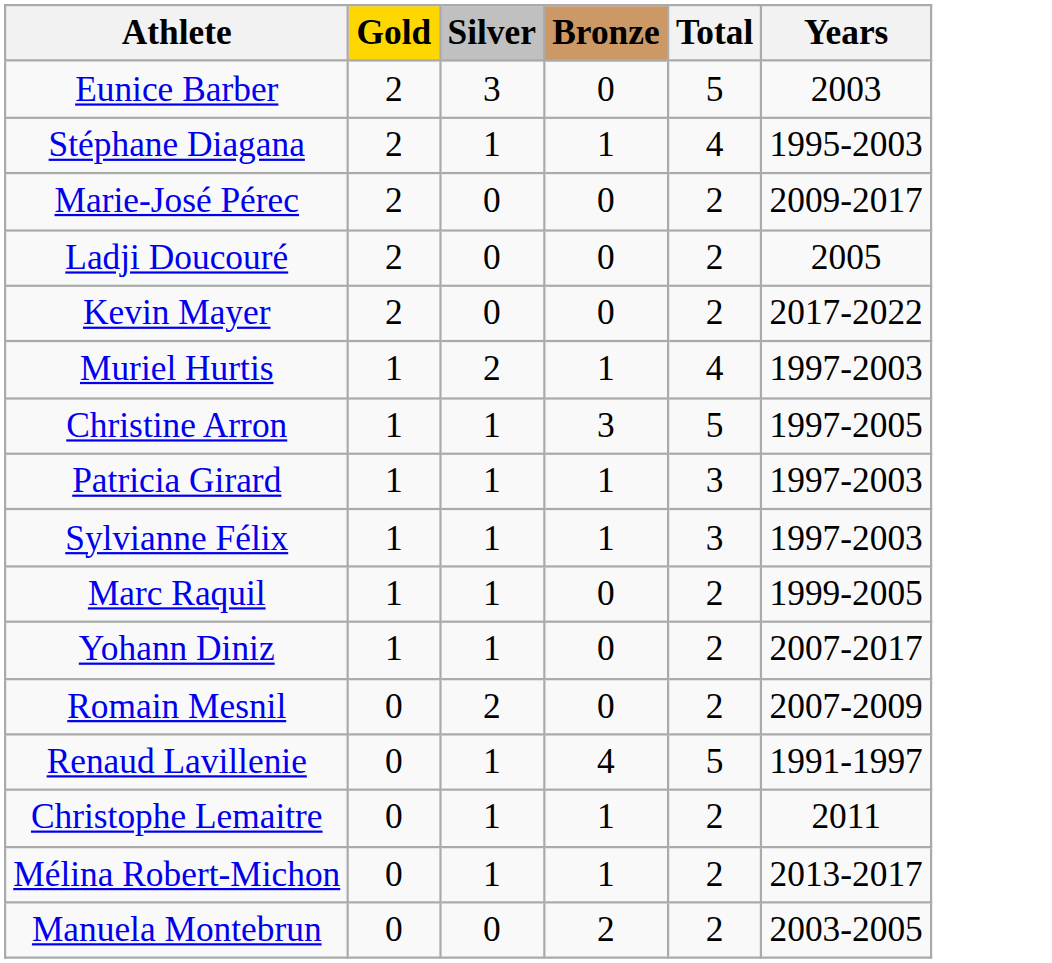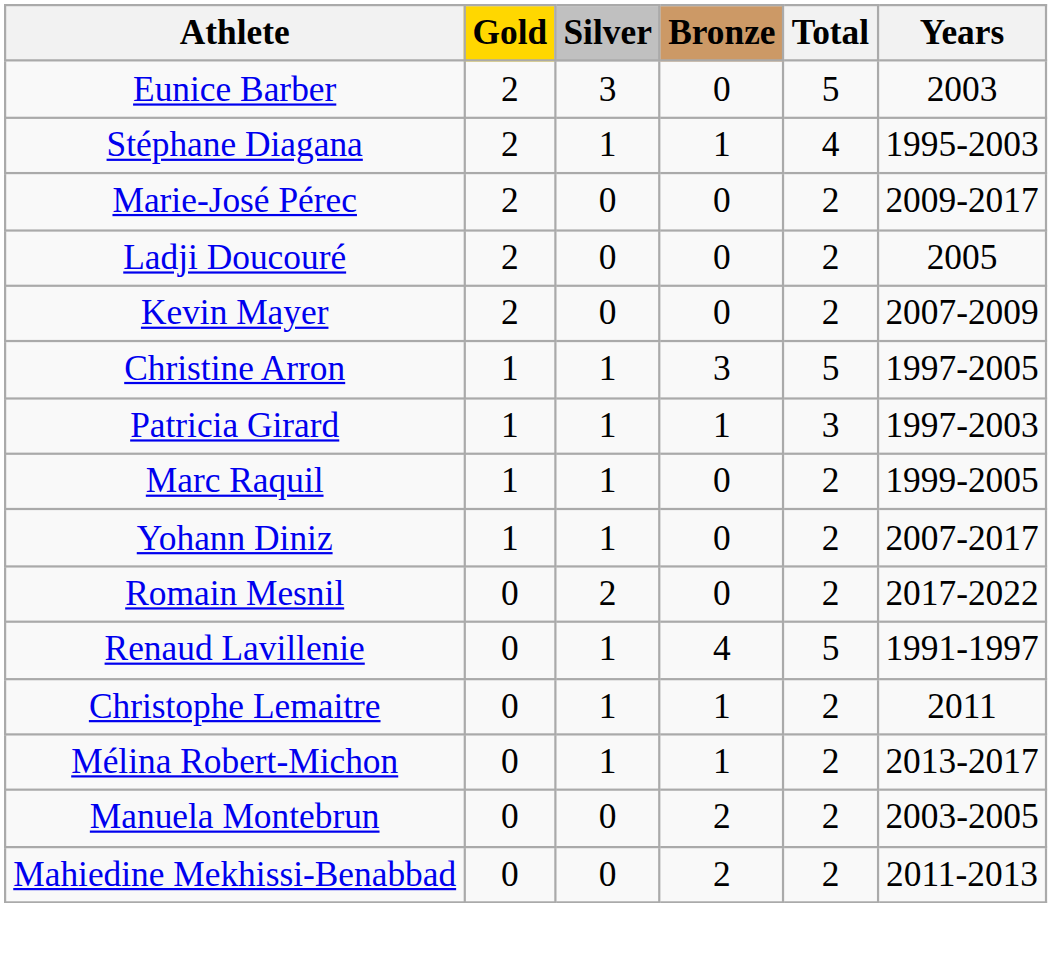(846, 312) 2017-2022 -> (962, 312) 2007-2009
- row: (177, 369)
- row: (177, 537)
(846, 705) 2007-2009 -> (962, 593) 2017-2022
+ row: (235, 873)
